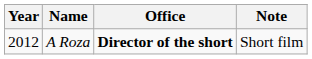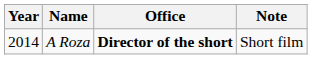(24, 41) 2012 -> (24, 41) 2014
